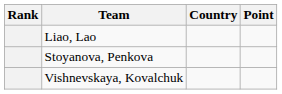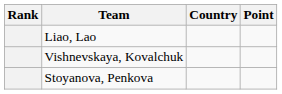rows swapped: (114, 78) <-> (99, 57)
